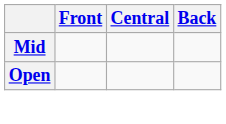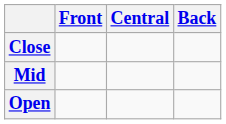+ row: (30, 47)
